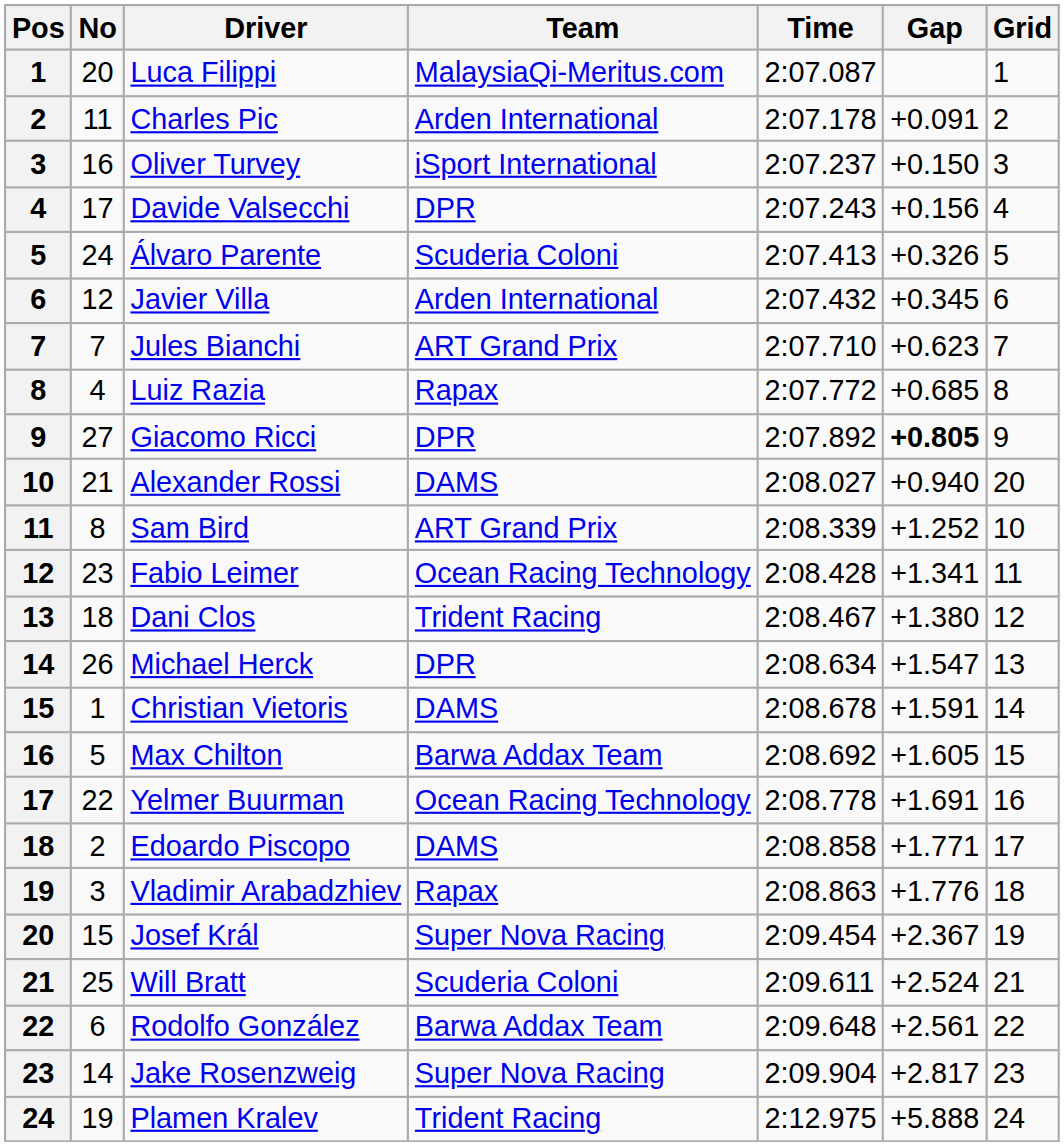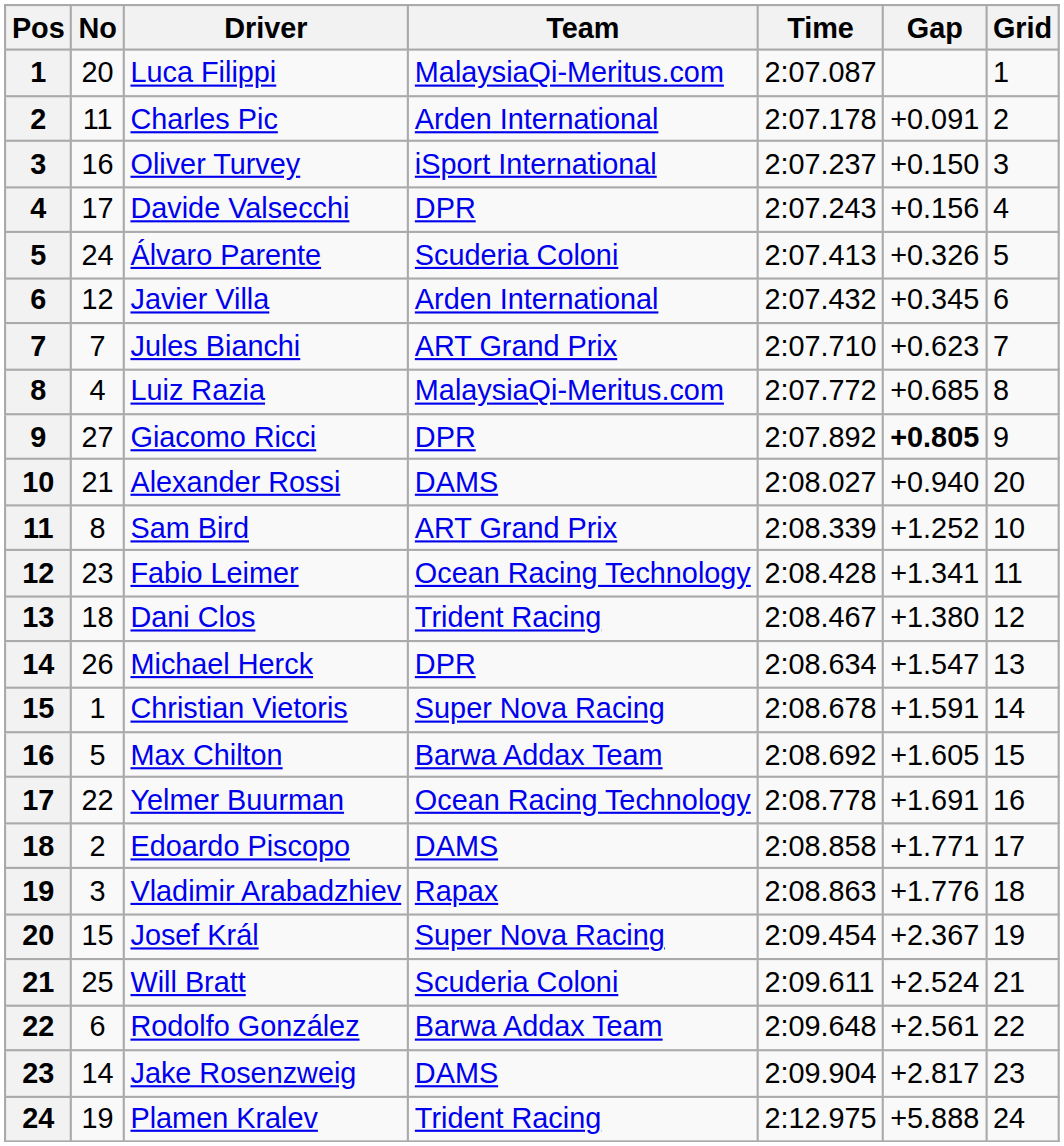(457, 391) Rapax -> (569, 391) MalaysiaQi-Meritus.com
(456, 709) DAMS -> (540, 709) Super Nova Racing
(540, 1073) Super Nova Racing -> (456, 1073) DAMS
